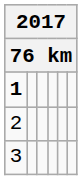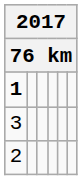rows swapped: (16, 123) <-> (16, 157)
